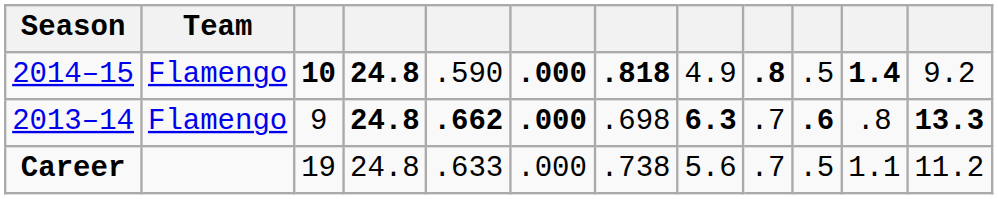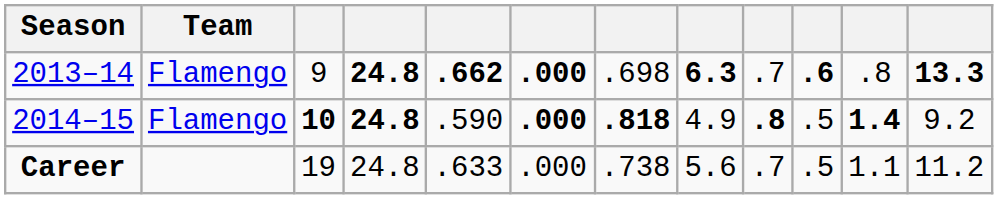rows swapped: (73, 123) <-> (73, 76)
